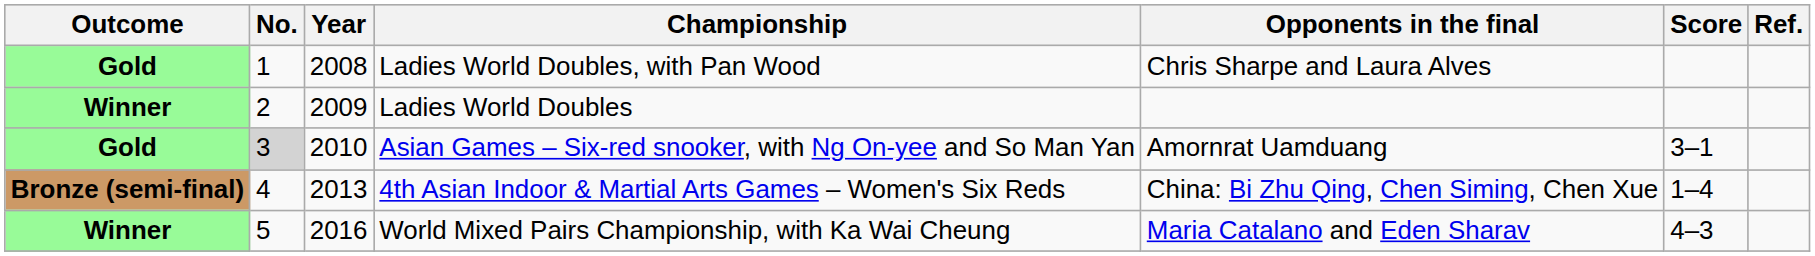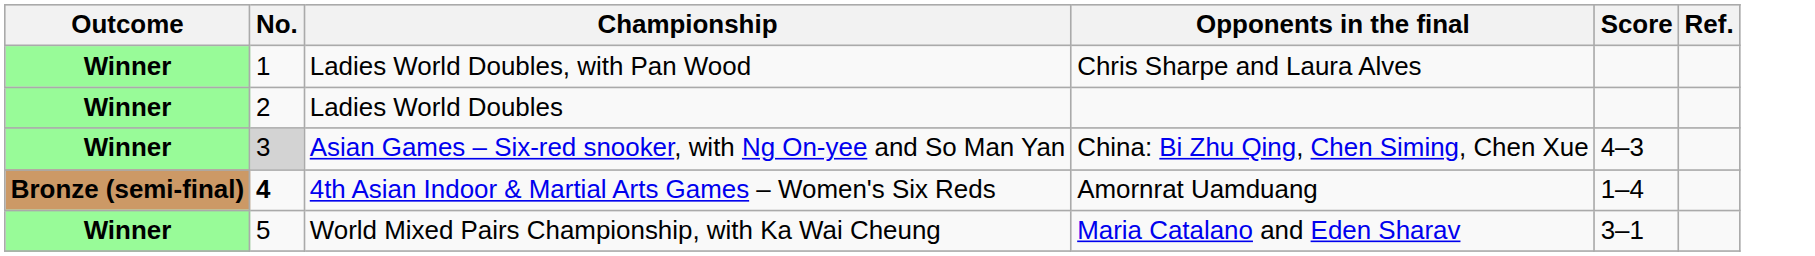- column: (339, 25)
(127, 66) Gold -> (127, 66) Winner
(127, 148) Gold -> (127, 148) Winner
(1267, 148) Amornrat Uamduang -> (1333, 148) China: Bi Zhu Qing, Chen Siming, Chen Xue
(1692, 148) 3–1 -> (1622, 148) 4–3
(263, 189) normal -> (263, 189) bold
(1403, 189) China: Bi Zhu Qing, Chen Siming, Chen Xue -> (1197, 189) Amornrat Uamduang
(1692, 230) 4–3 -> (1622, 230) 3–1
